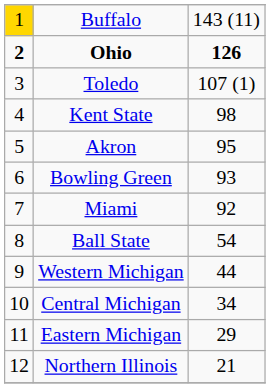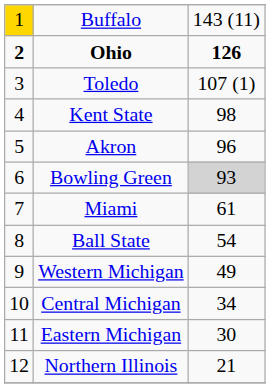(226, 146) 95 -> (226, 146) 96
(226, 177) no background -> (226, 177) lightgrey background
(226, 209) 92 -> (226, 209) 61
(226, 271) 44 -> (226, 271) 49
(226, 334) 29 -> (226, 334) 30
